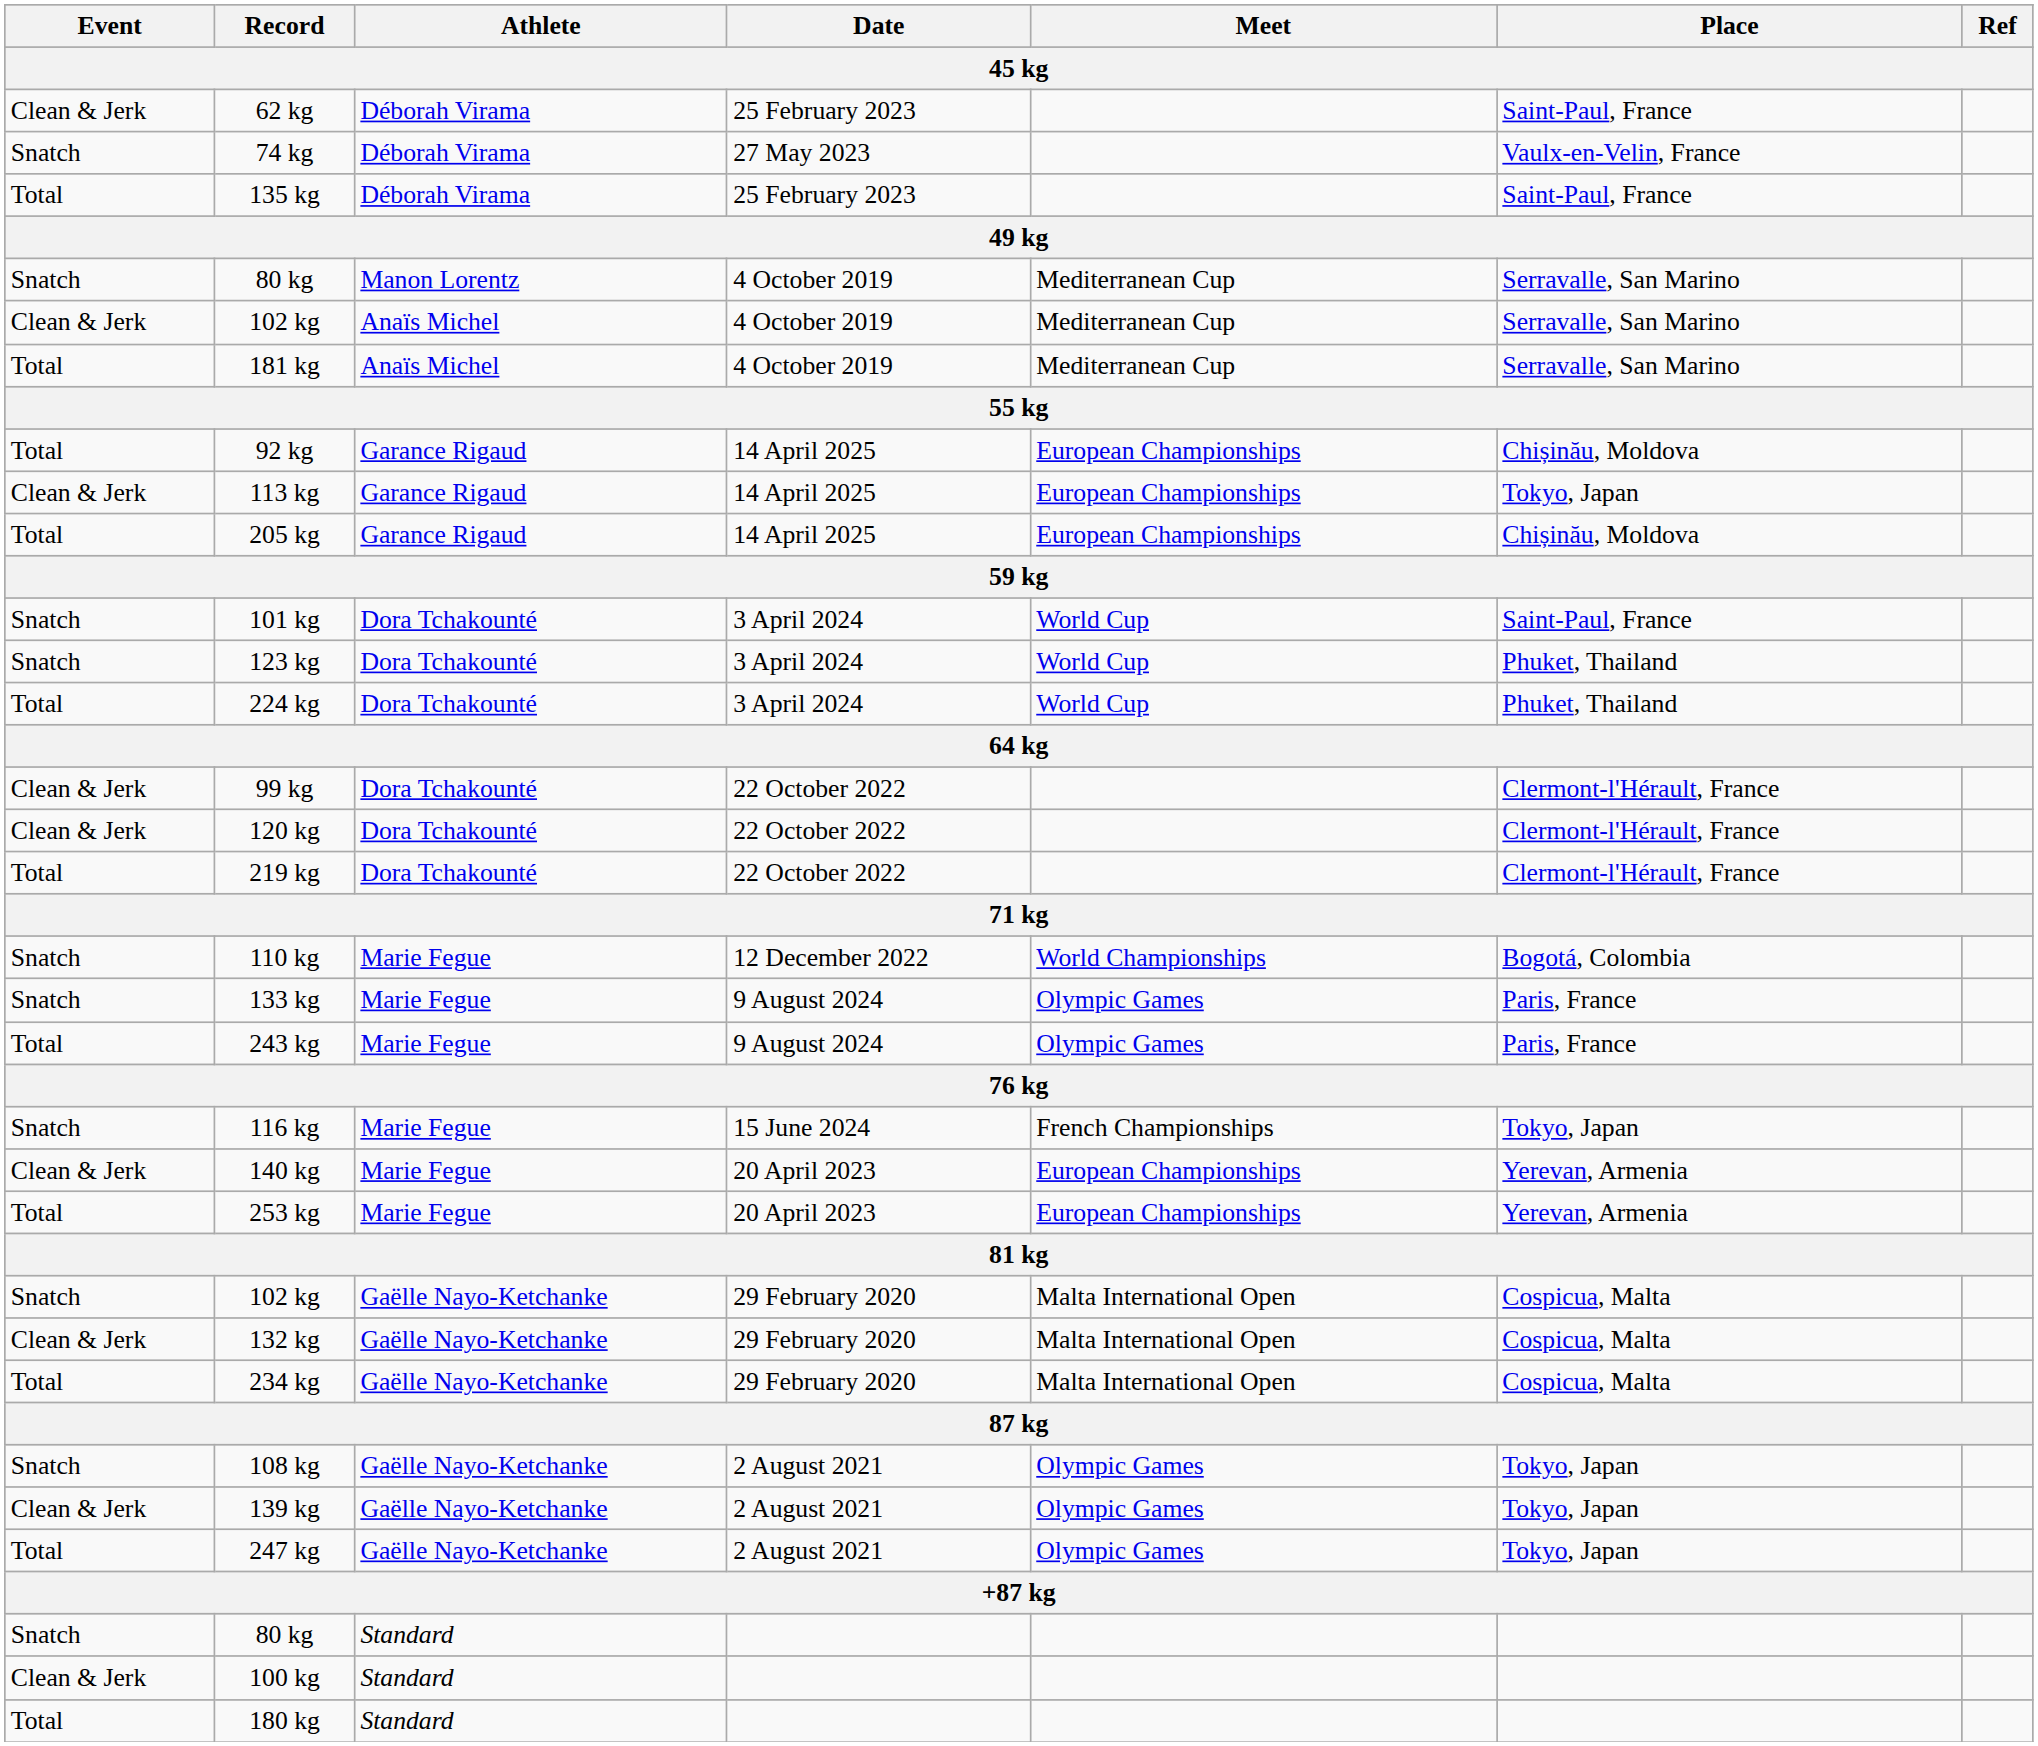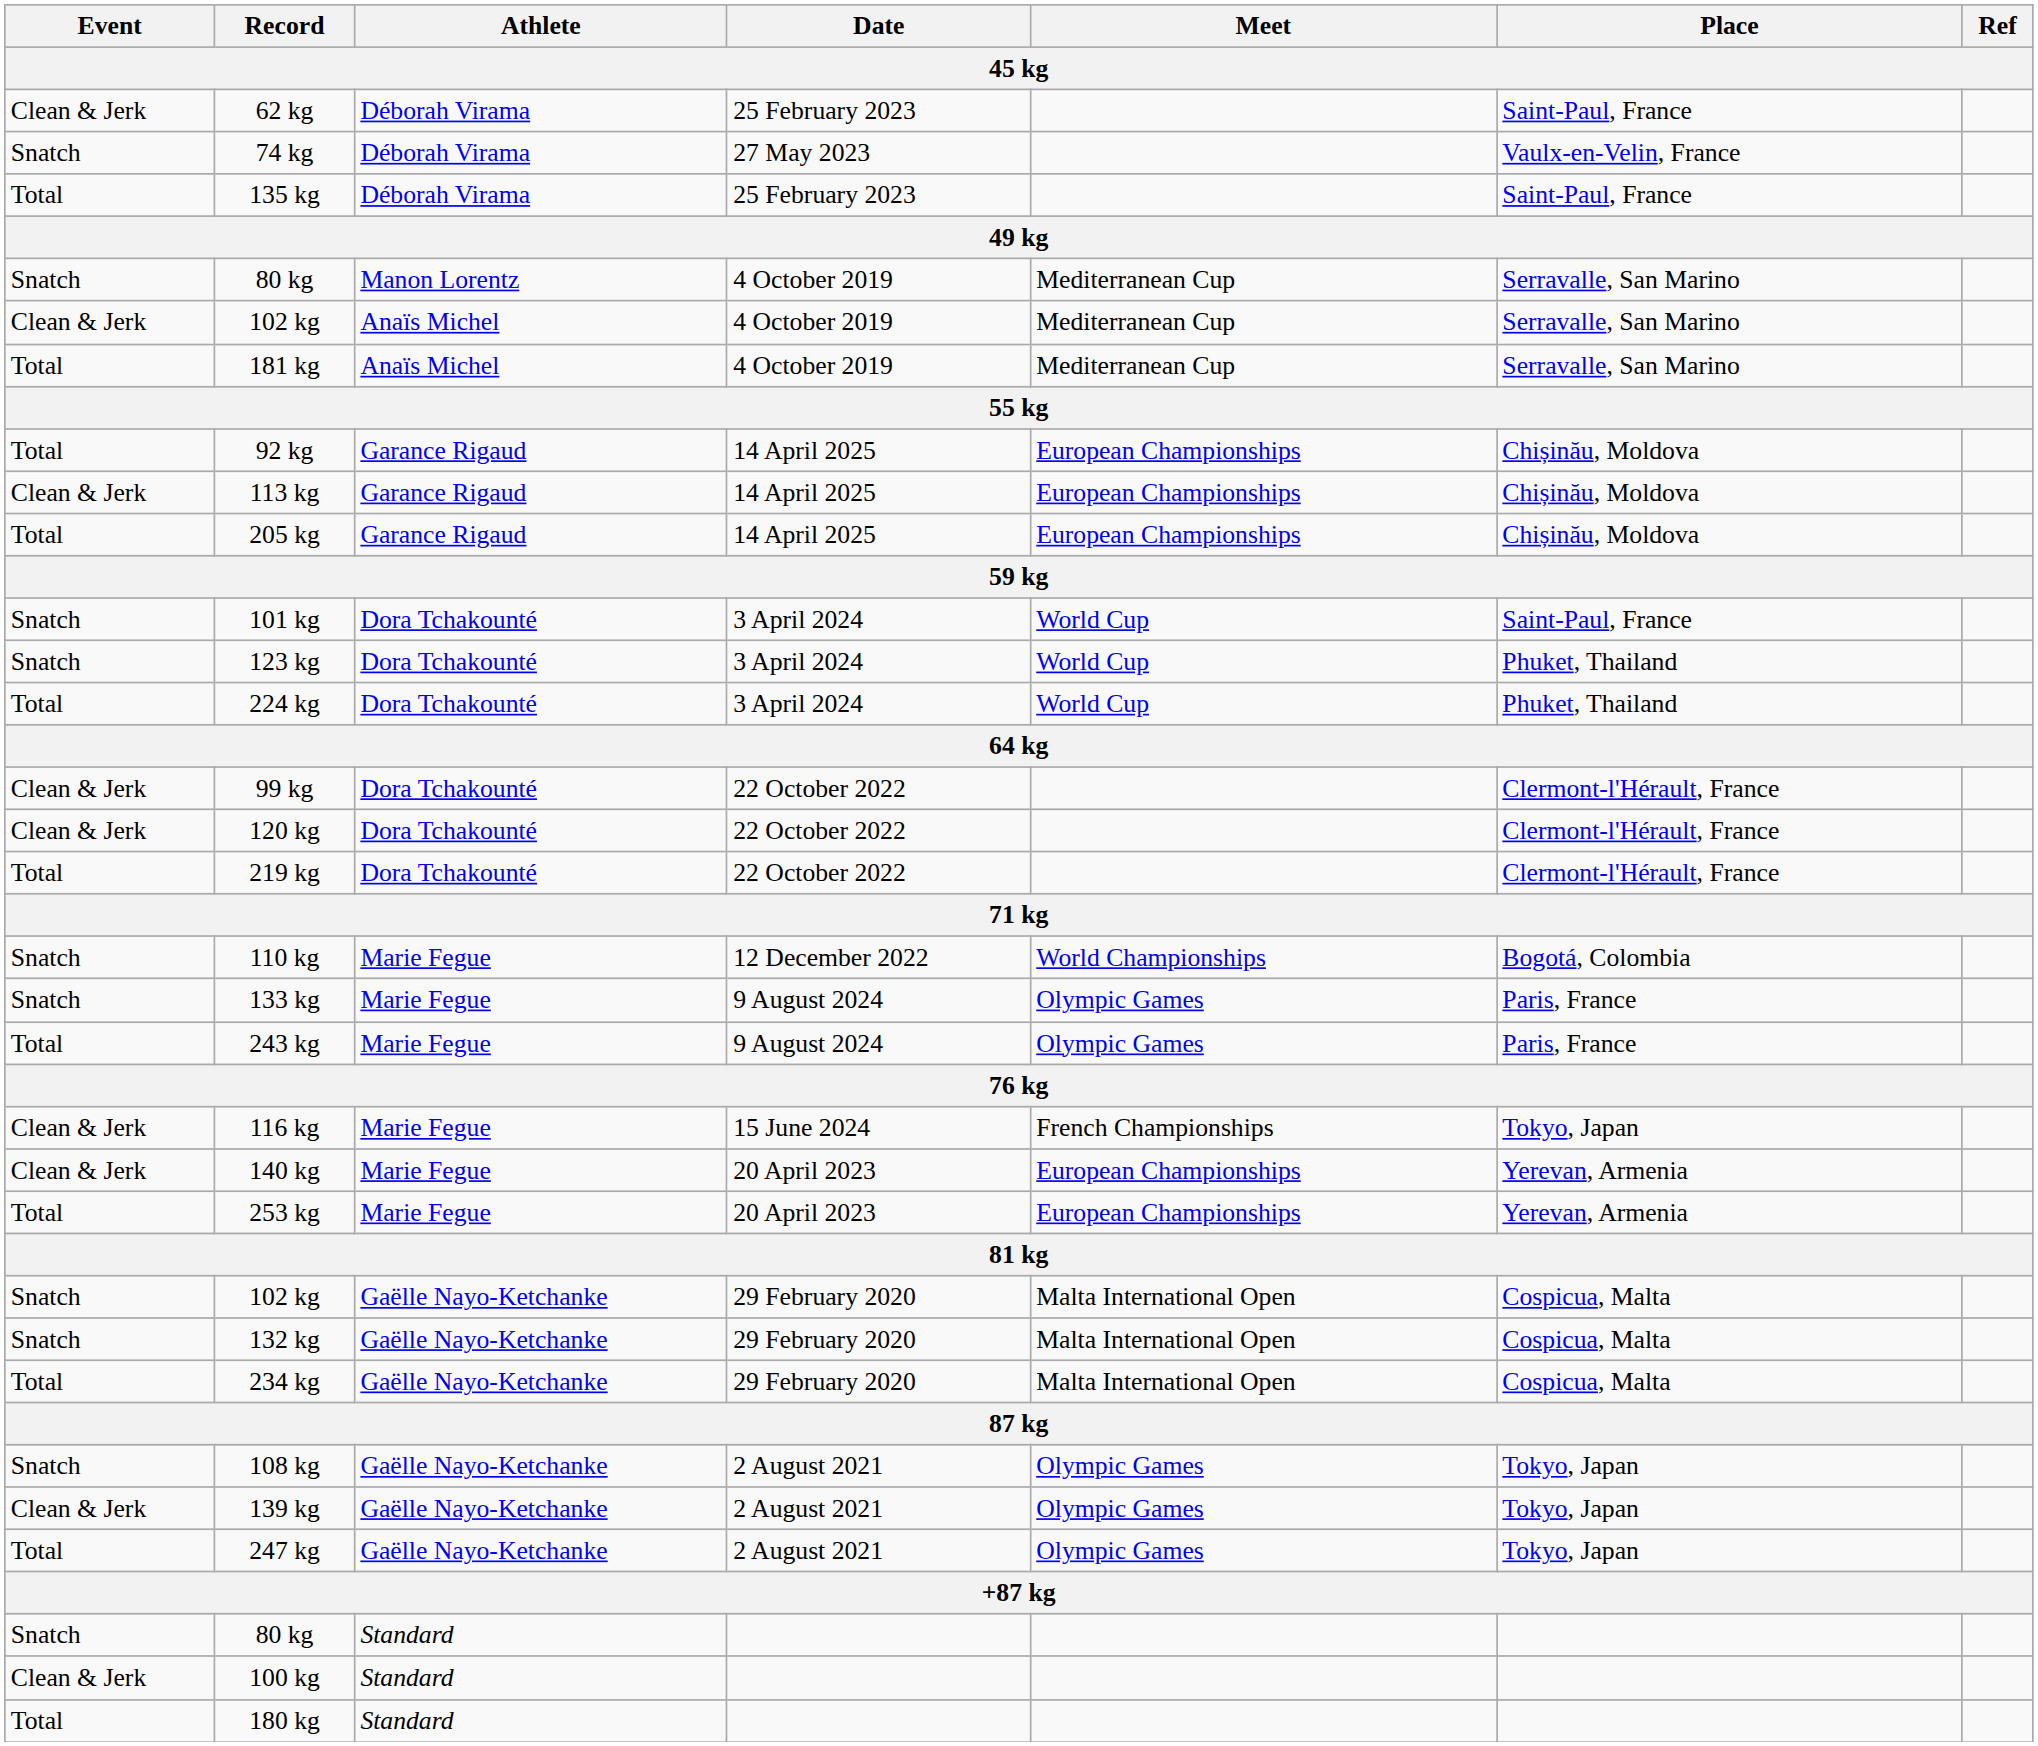(1571, 491) Tokyo, Japan -> (1601, 491) Chișinău, Moldova
(46, 1127) Snatch -> (79, 1127) Clean & Jerk
(79, 1338) Clean & Jerk -> (46, 1338) Snatch
